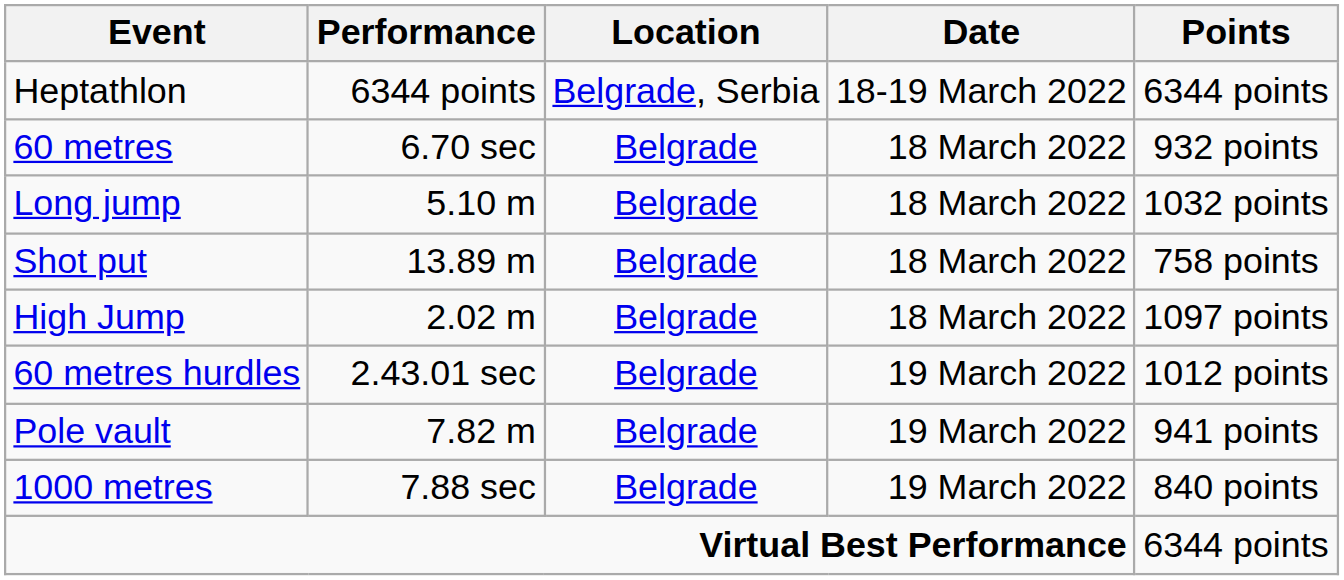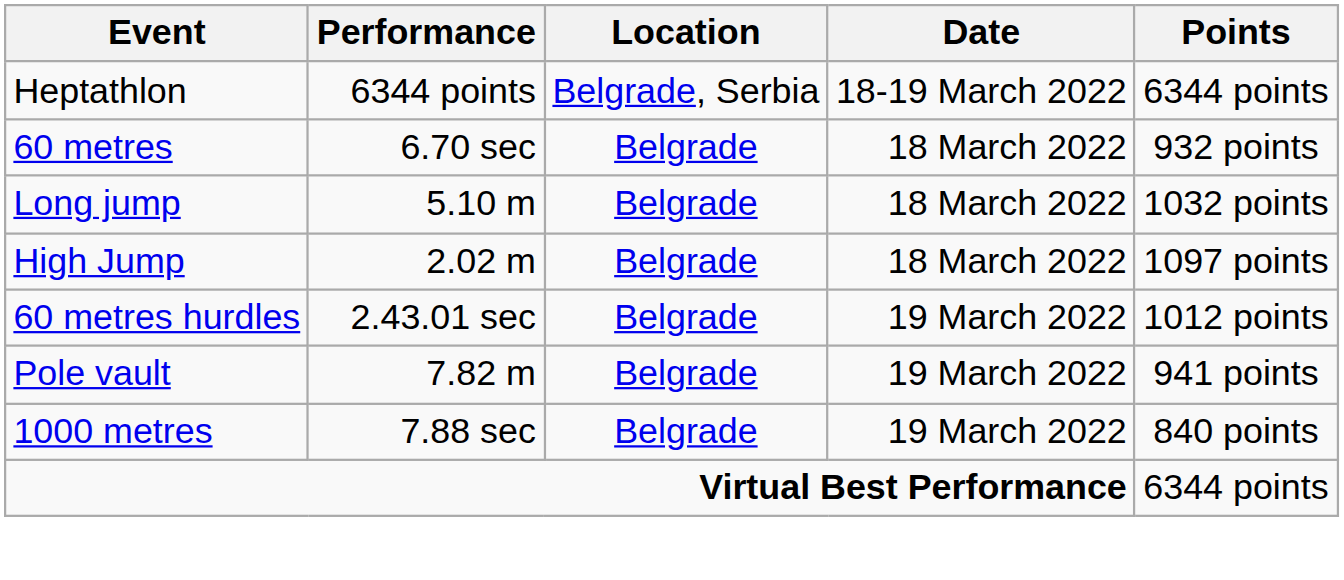- row: (80, 260)
